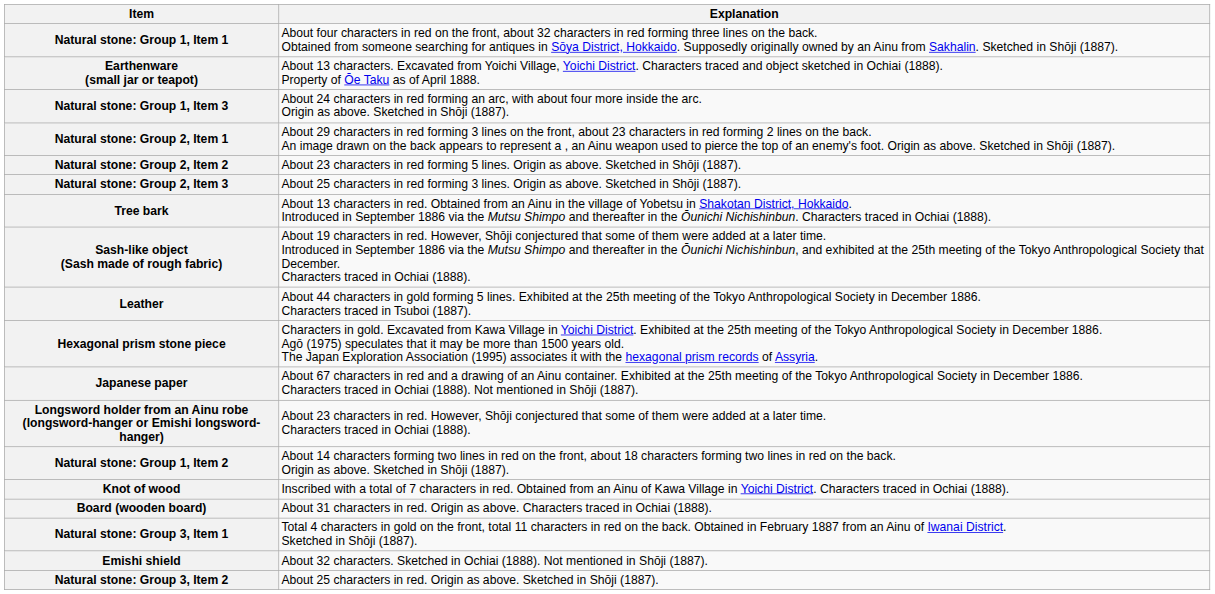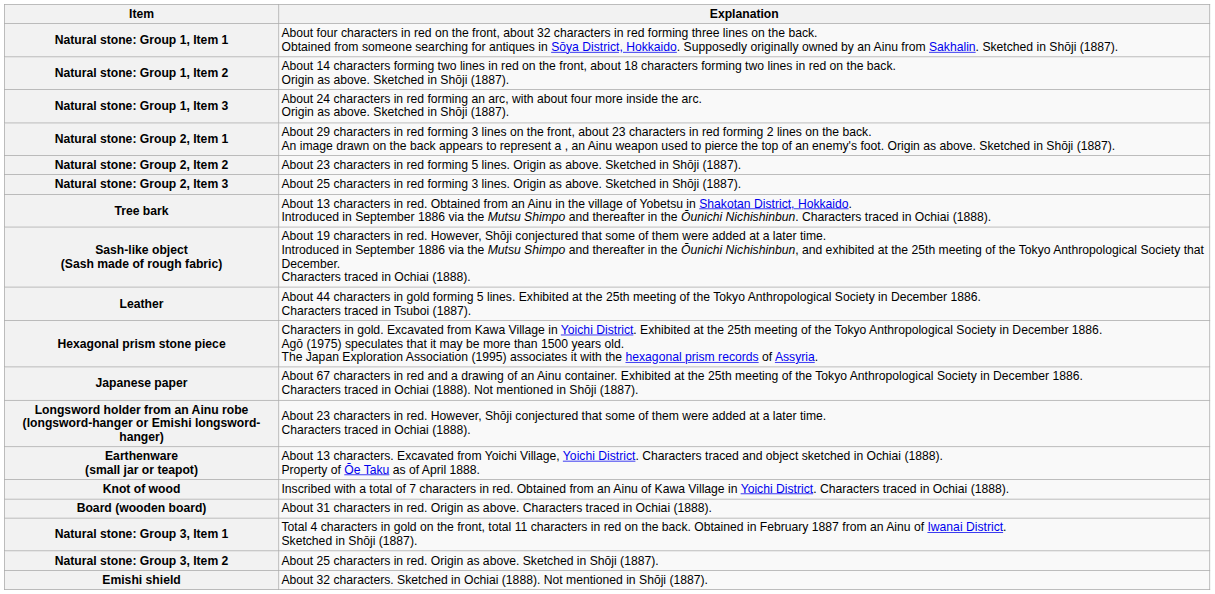rows swapped: (142, 463) <-> (142, 73)
rows swapped: (142, 580) <-> (142, 560)
